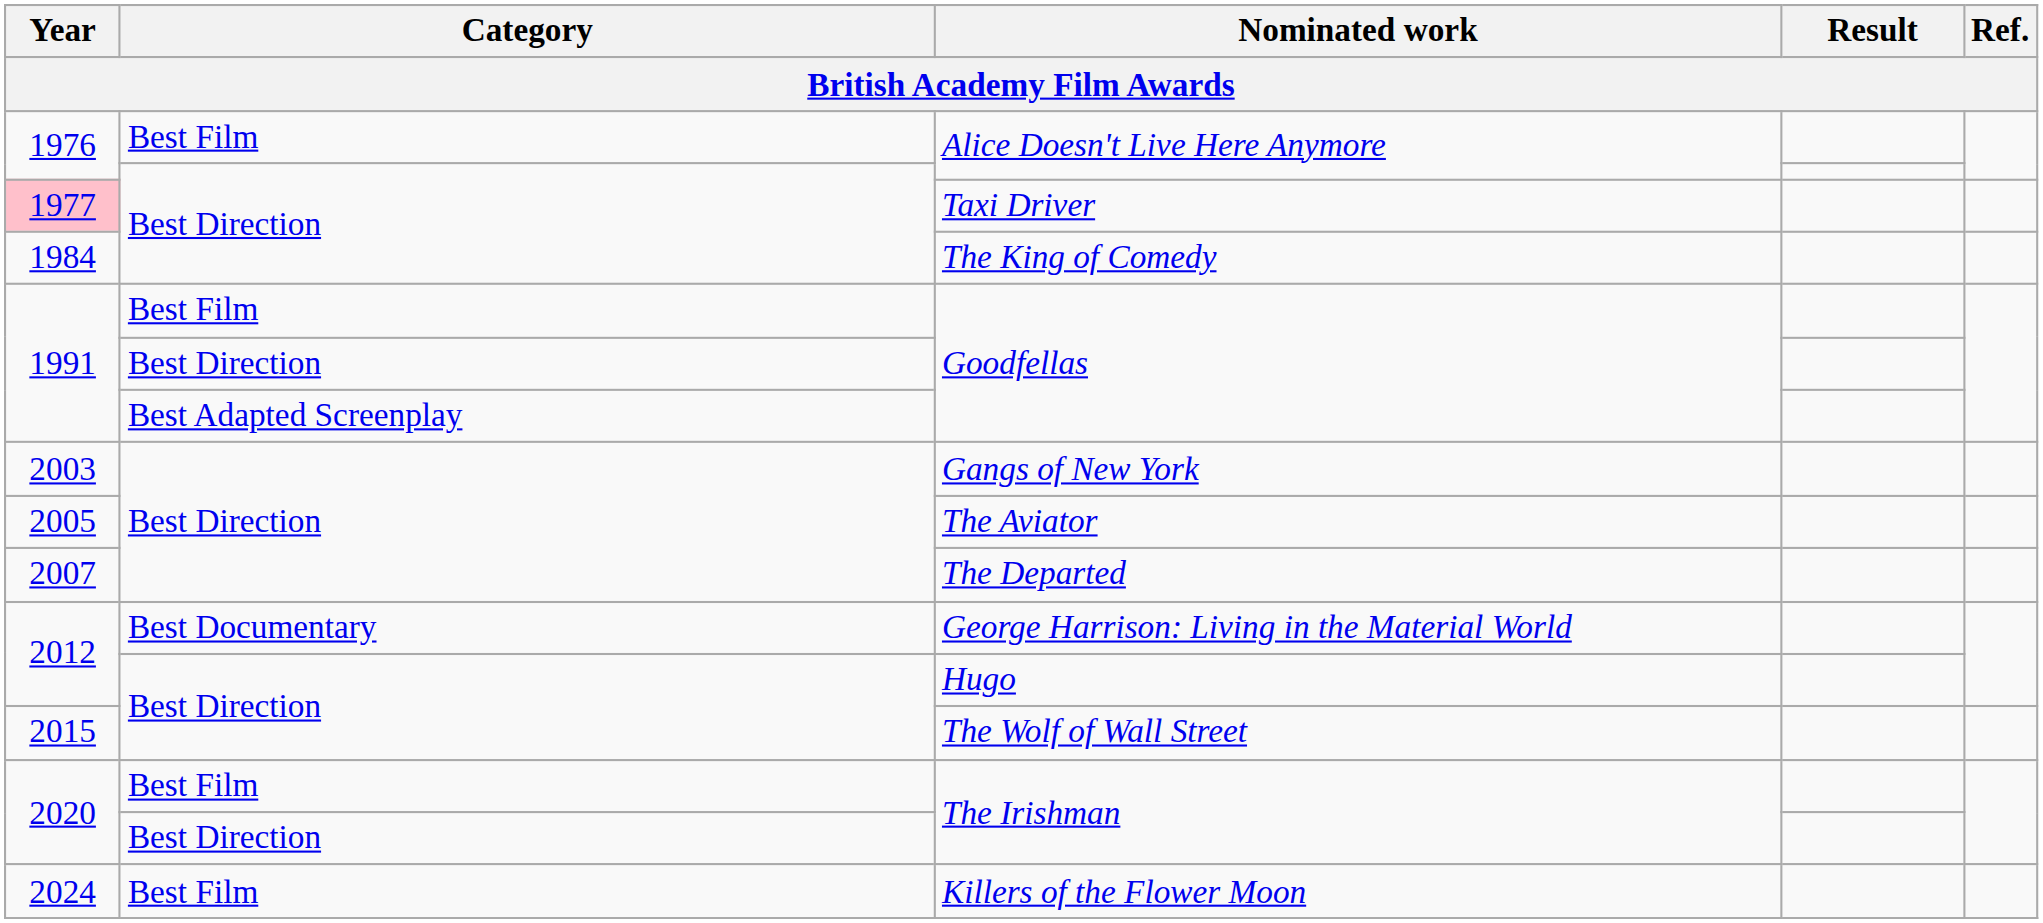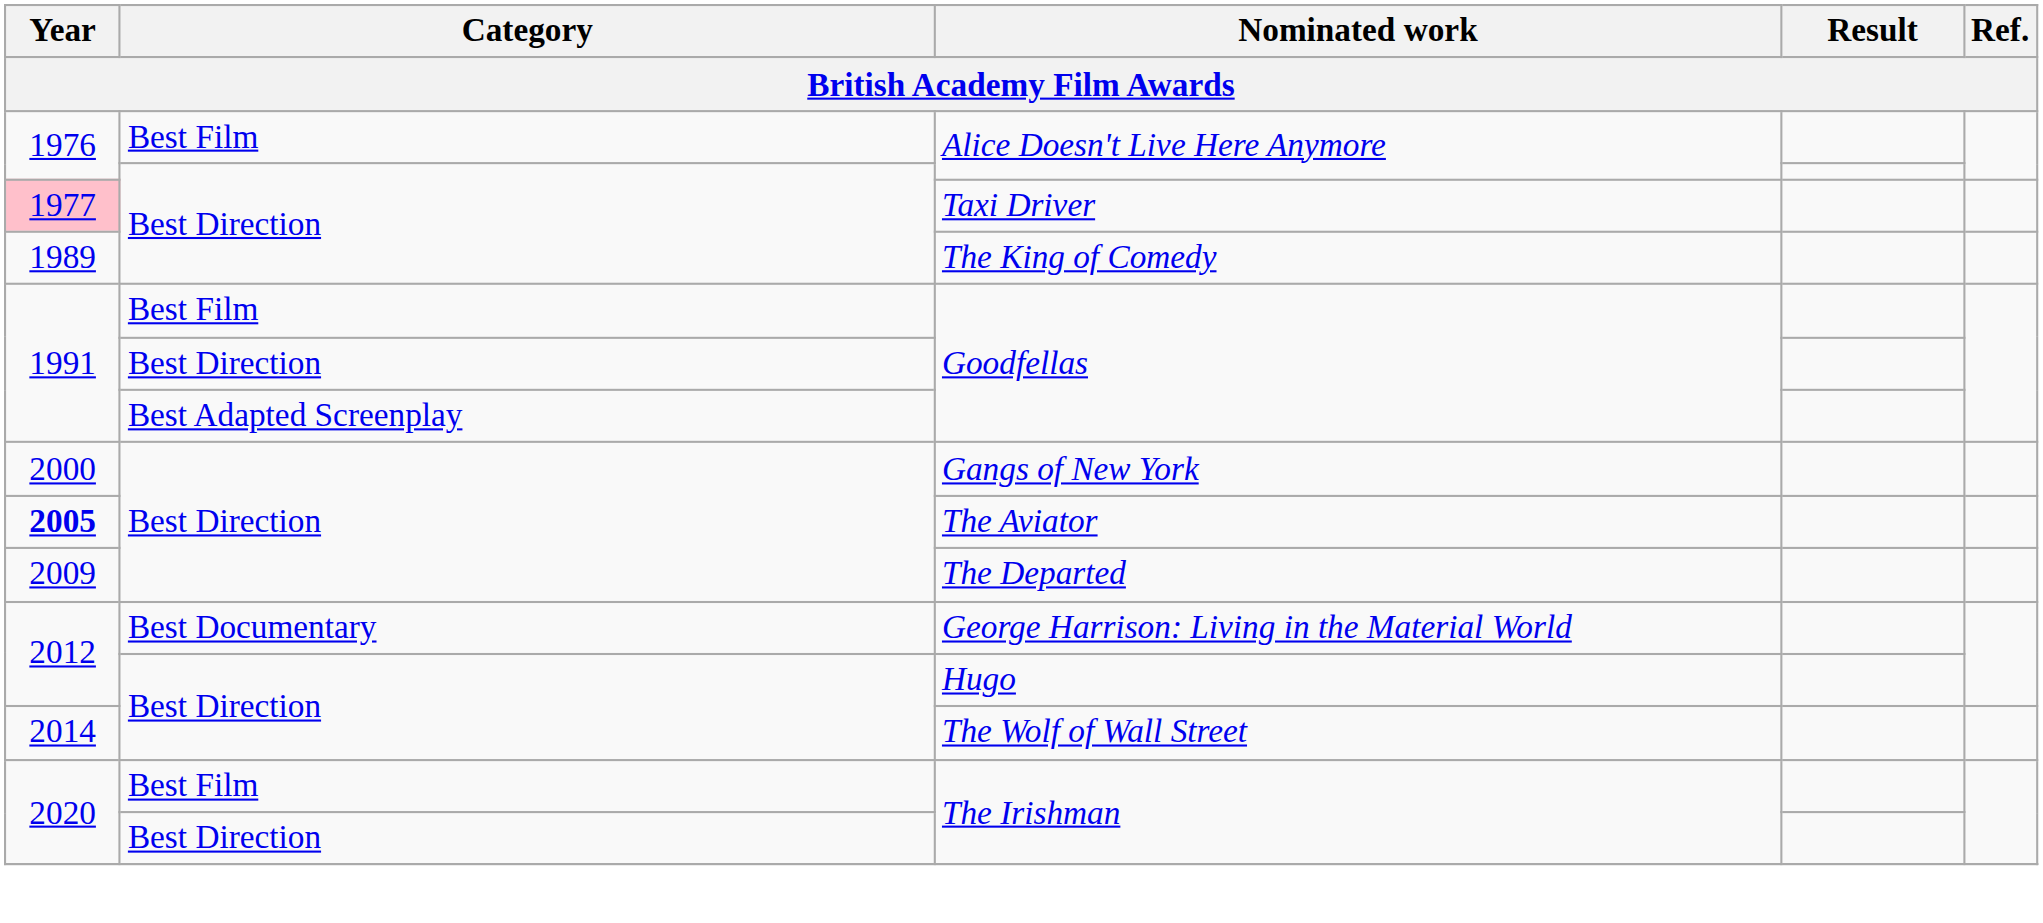(63, 257) 1984 -> (63, 257) 1989
(63, 468) 2003 -> (63, 468) 2000
(63, 521) normal -> (63, 521) bold
(63, 574) 2007 -> (63, 574) 2009
(63, 732) 2015 -> (63, 732) 2014
- row: (193, 890)
